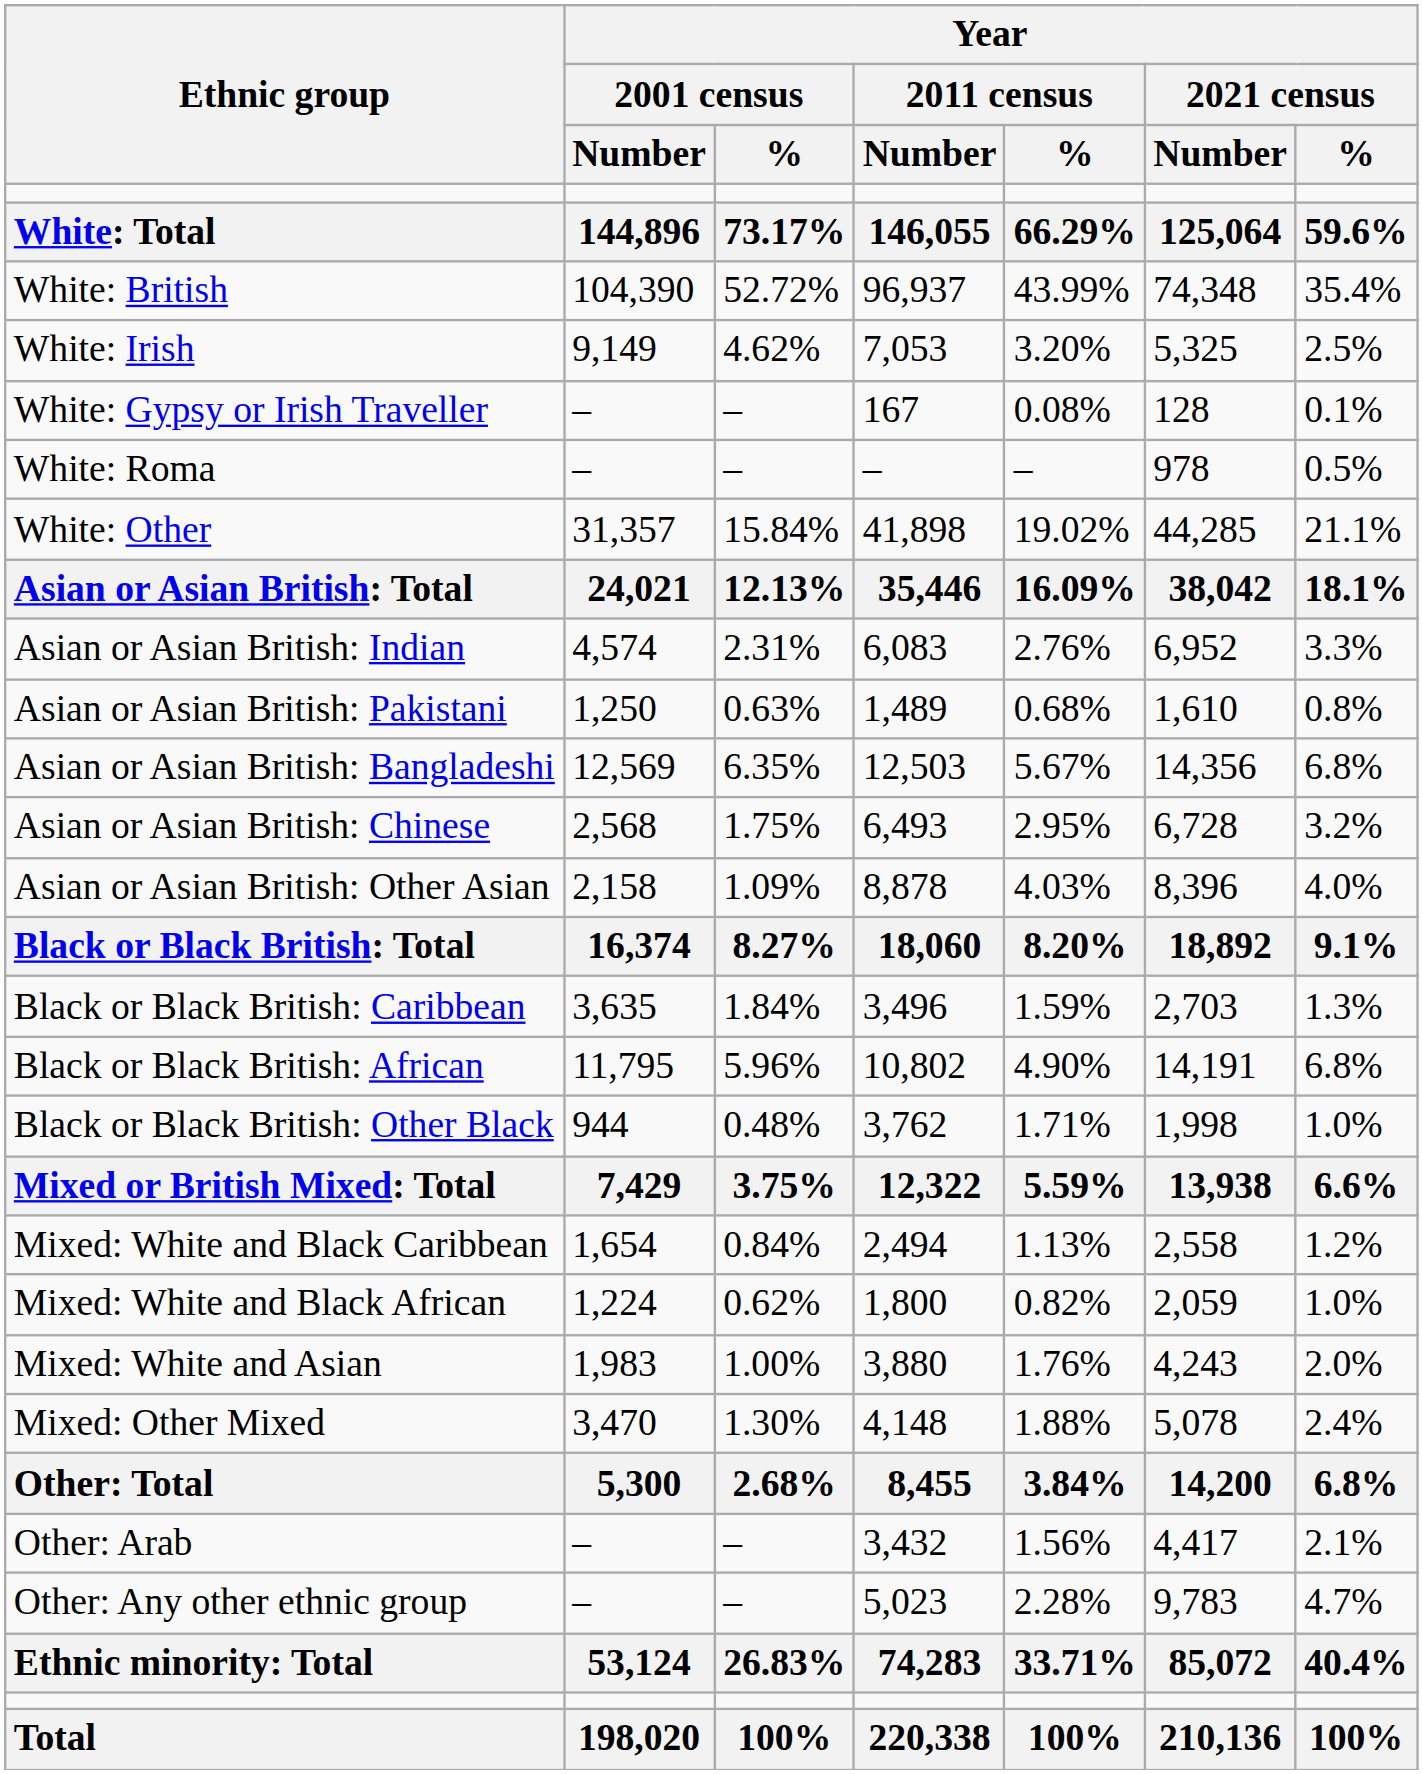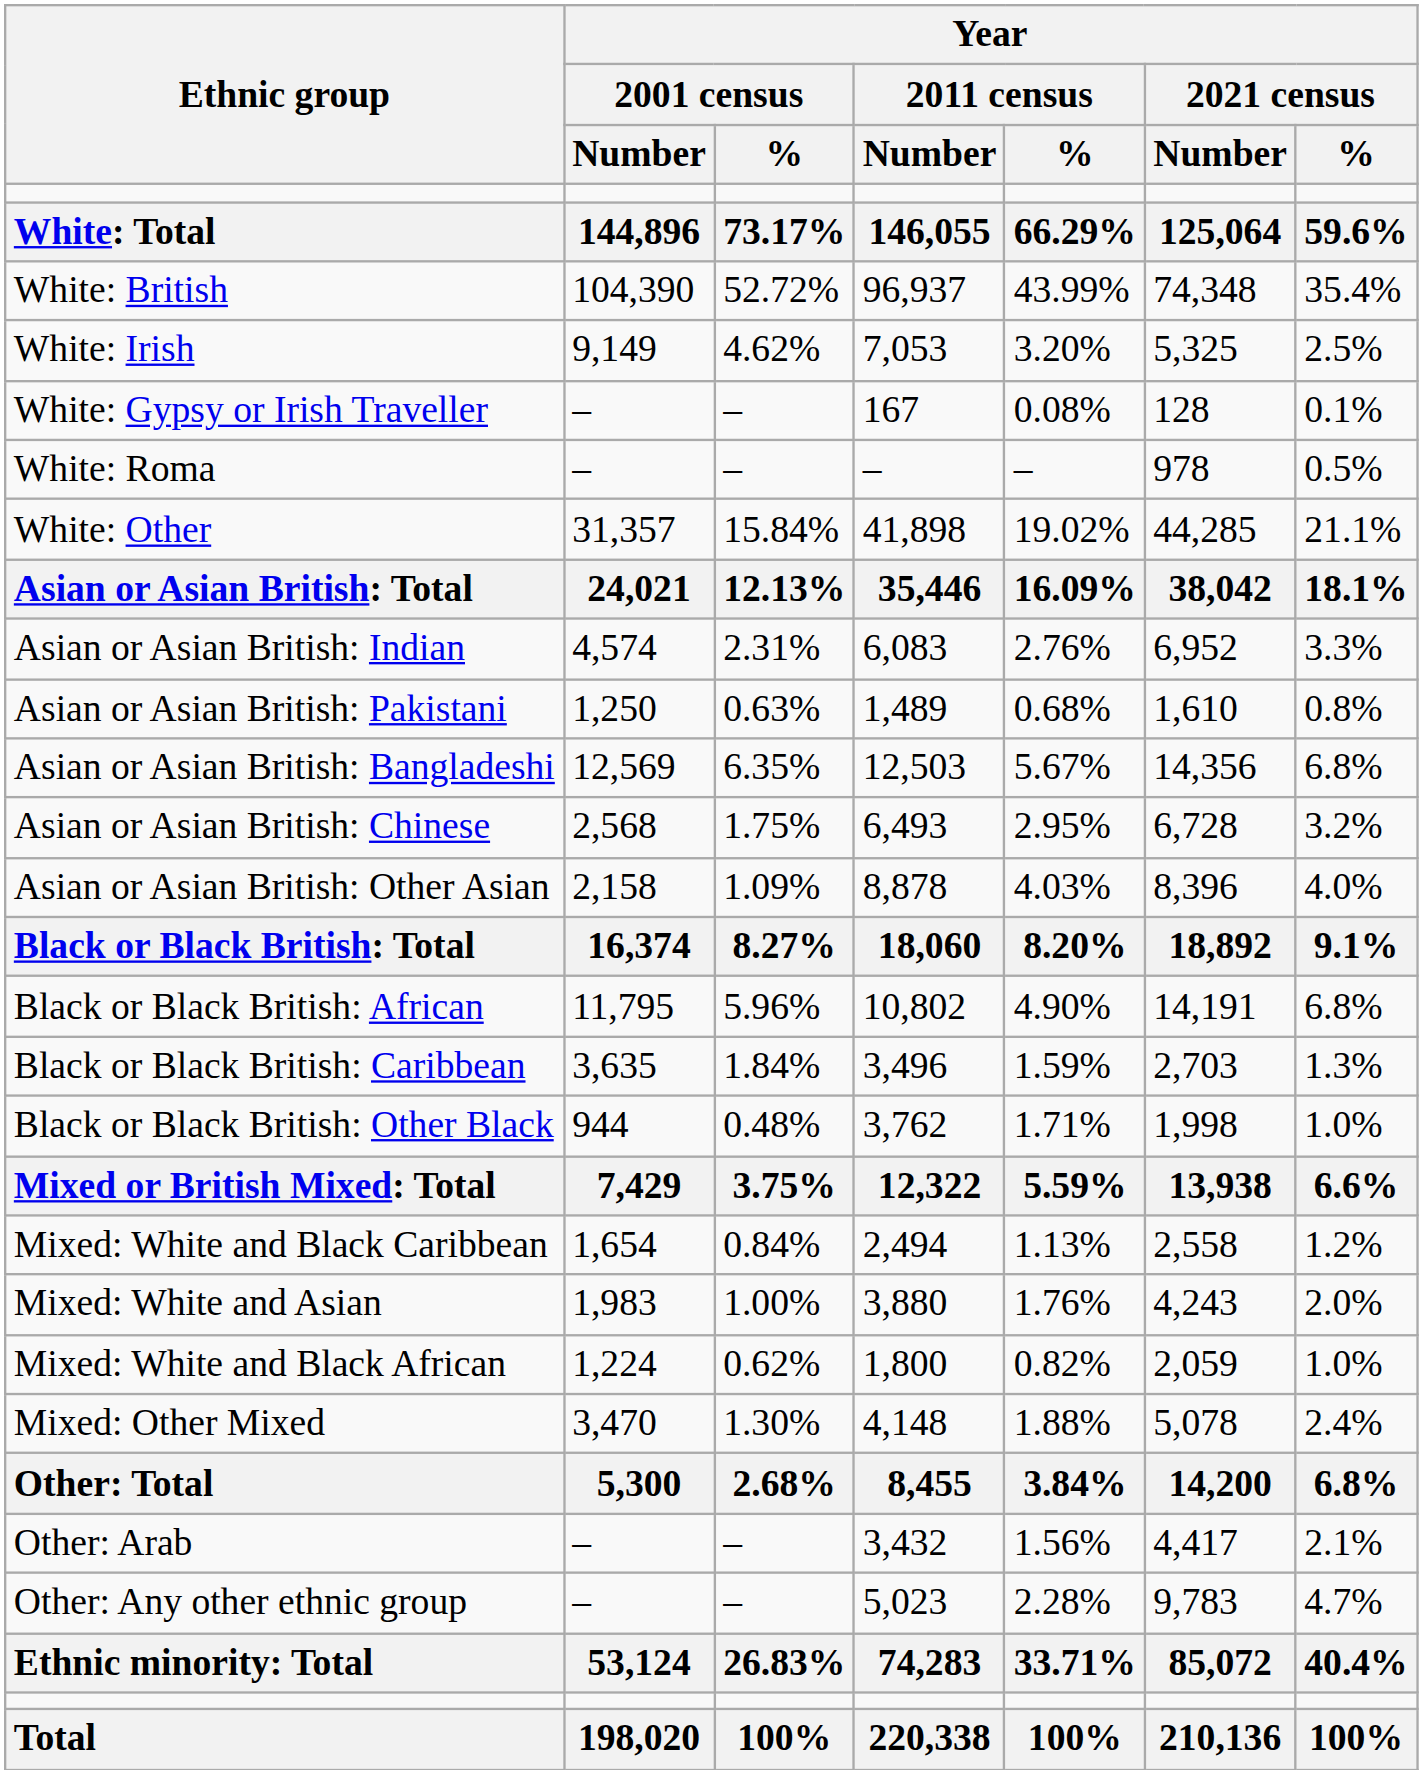rows swapped: (249, 1065) <-> (270, 1005)
rows swapped: (260, 1303) <-> (198, 1363)
